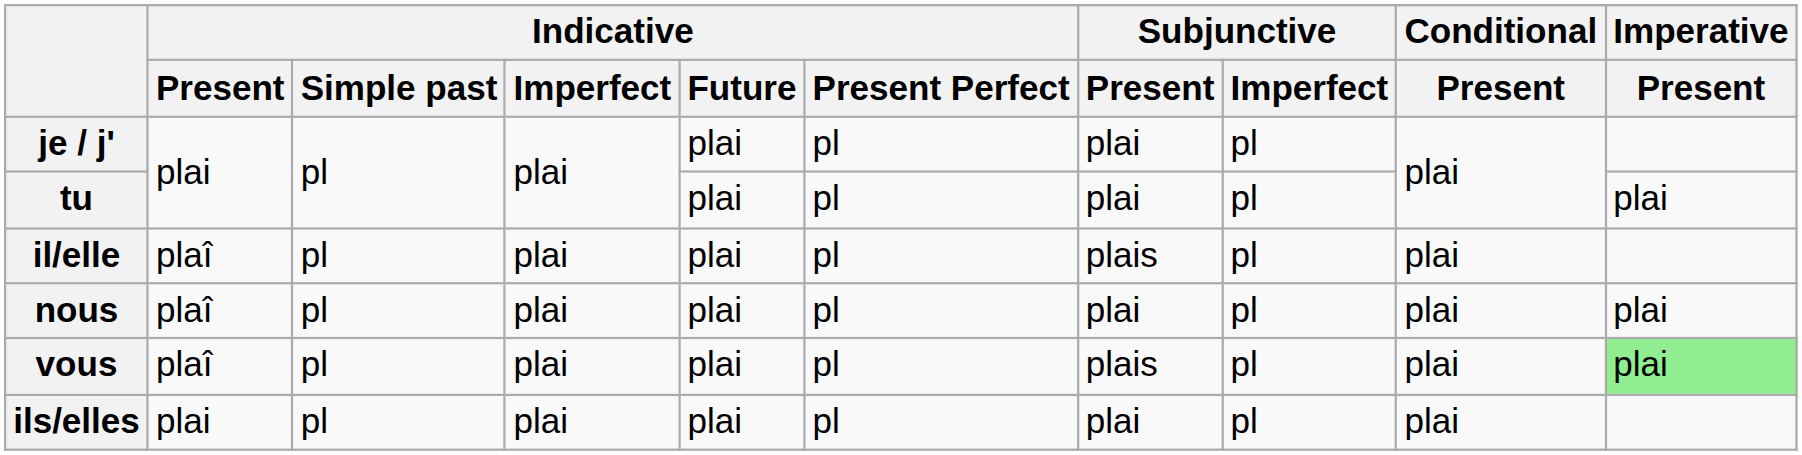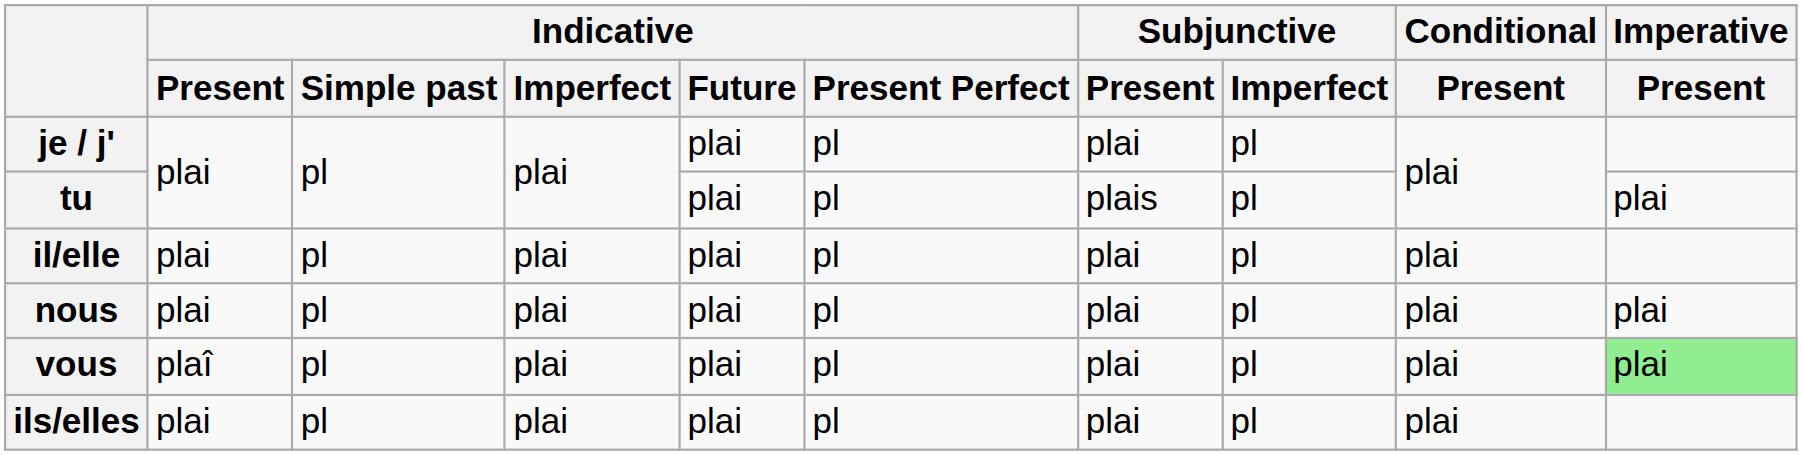(1113, 198) plai -> (1122, 198) plais
(184, 254) plaî -> (183, 254) plai
(1122, 254) plais -> (1113, 254) plai
(184, 310) plaî -> (183, 310) plai
(1122, 365) plais -> (1113, 365) plai
